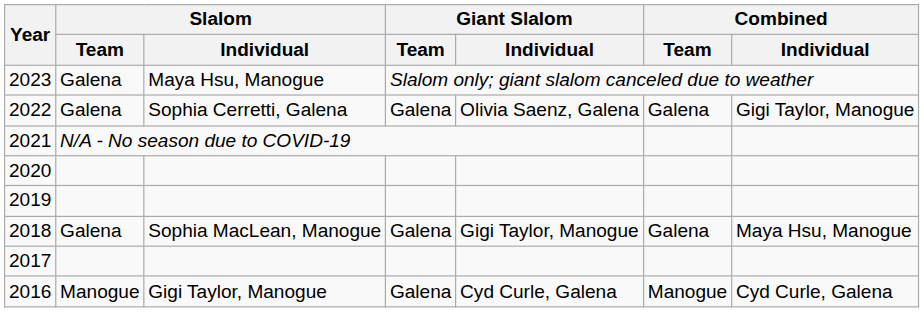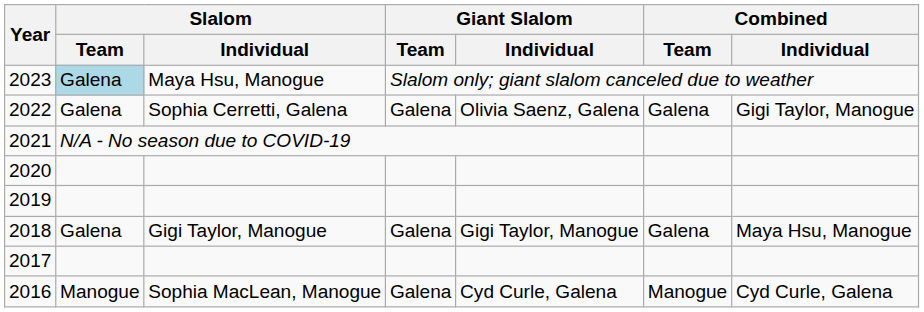(91, 79) no background -> (91, 79) lightblue background
(265, 230) Sophia MacLean, Manogue -> (238, 230) Gigi Taylor, Manogue
(238, 291) Gigi Taylor, Manogue -> (265, 291) Sophia MacLean, Manogue
